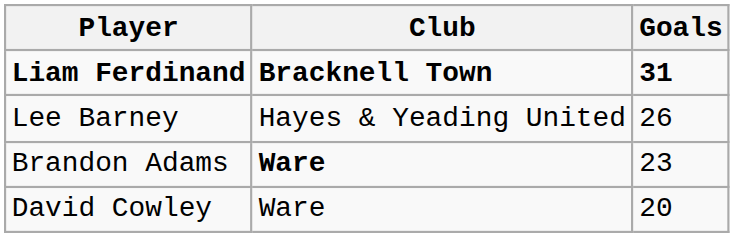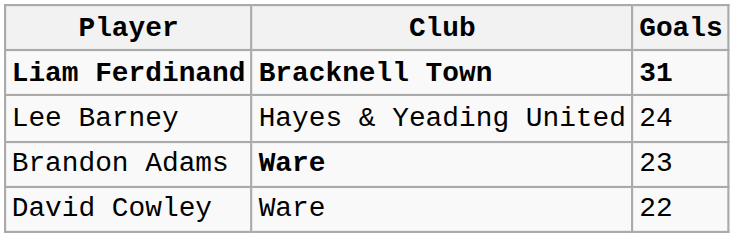(656, 118) 26 -> (656, 118) 24
(656, 209) 20 -> (656, 209) 22
